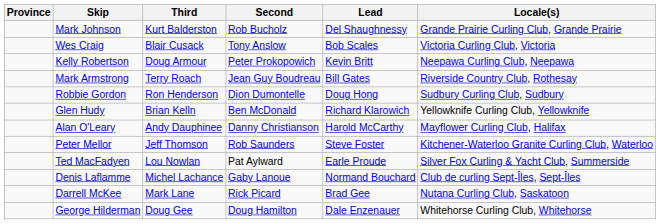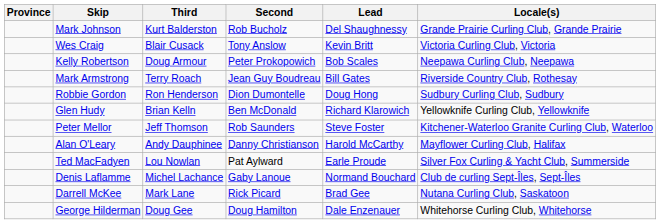(352, 45) Bob Scales -> (349, 45) Kevin Britt
(349, 62) Kevin Britt -> (352, 62) Bob Scales
rows swapped: (85, 128) <-> (83, 144)
